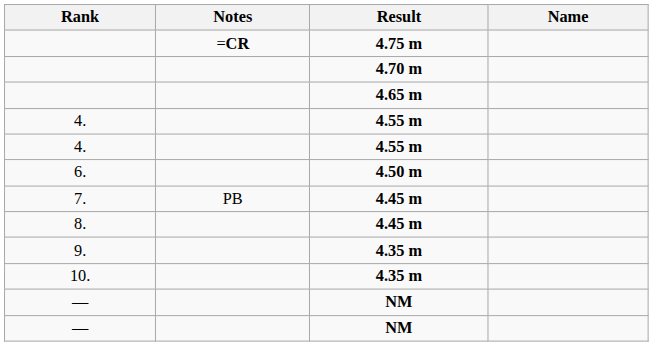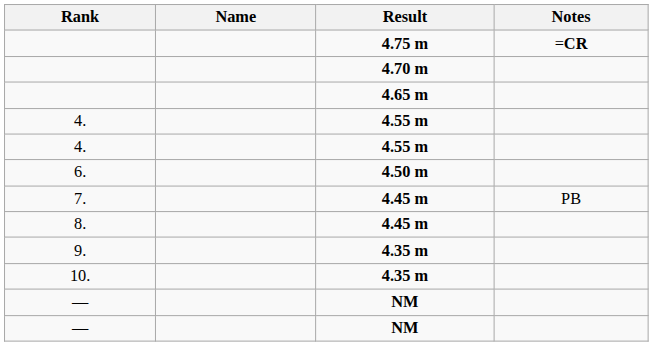columns swapped: (568, 17) <-> (233, 17)
